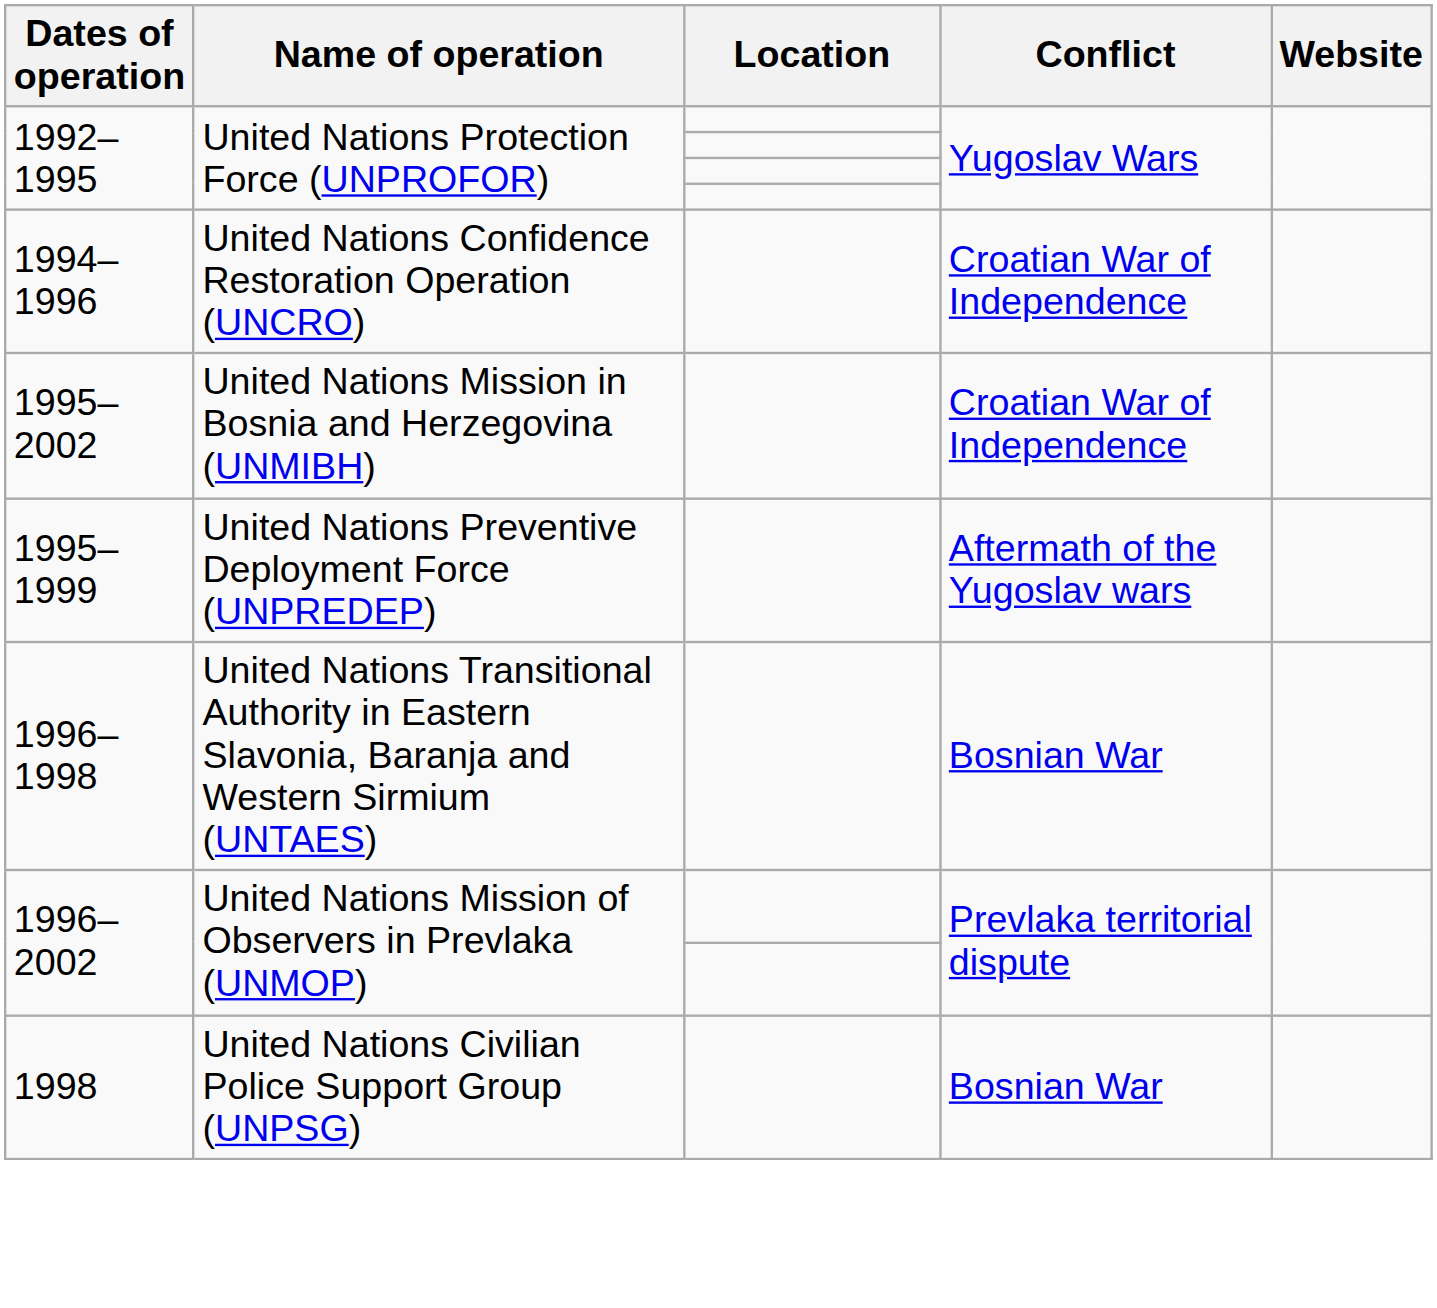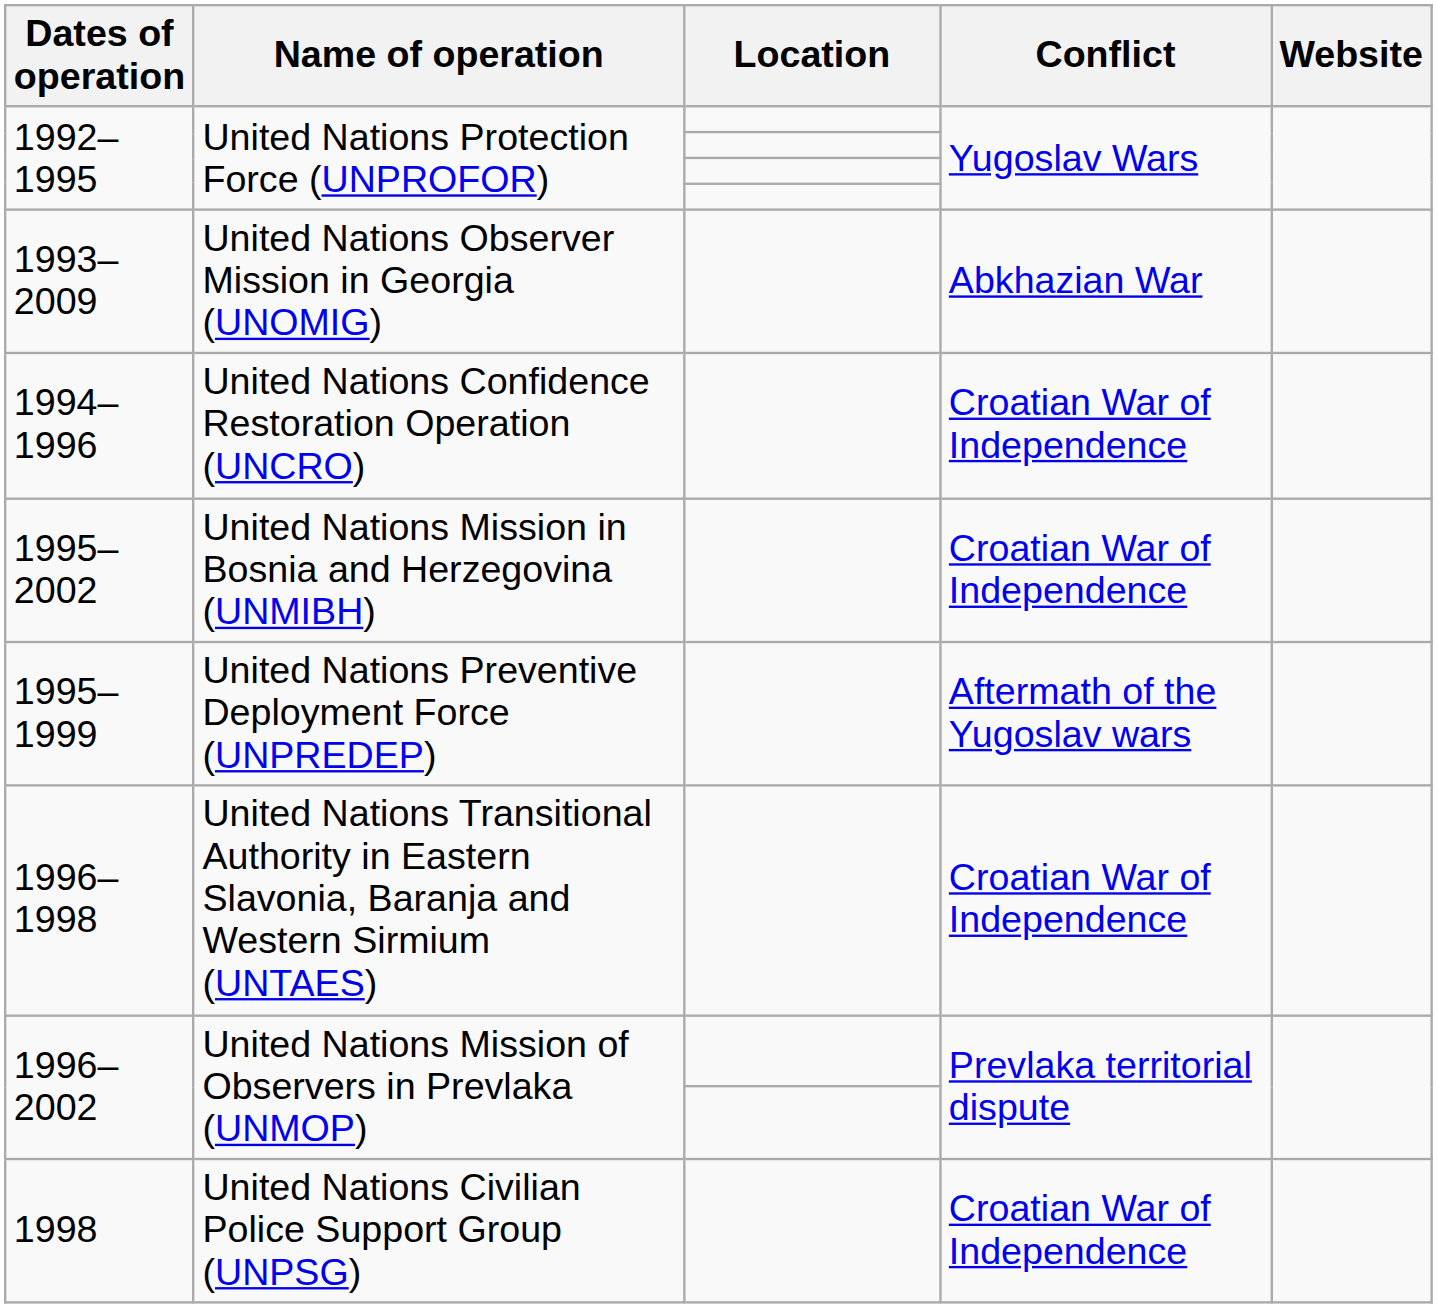+ row: (66, 280)
(1056, 755) Bosnian War -> (1080, 899) Croatian War of Independence
(1056, 1086) Bosnian War -> (1080, 1230) Croatian War of Independence
